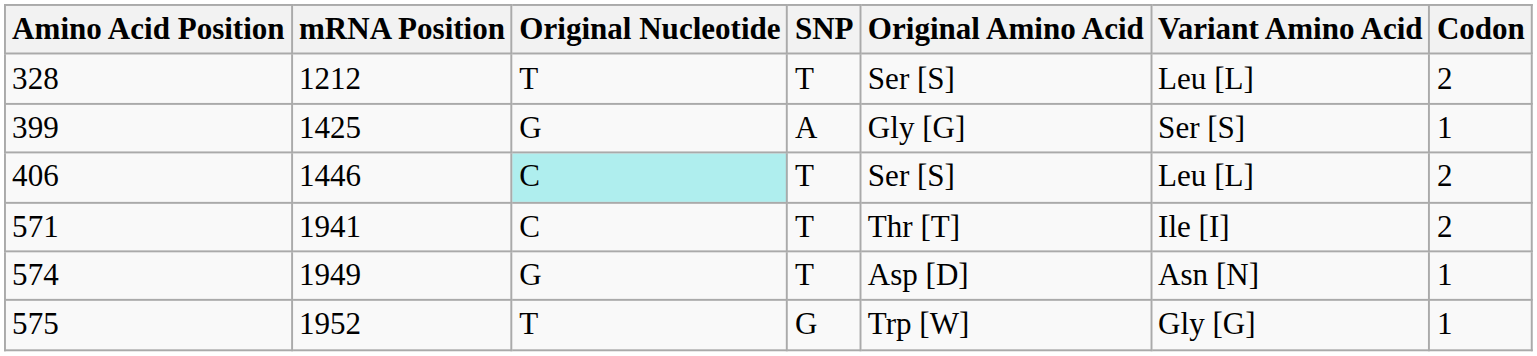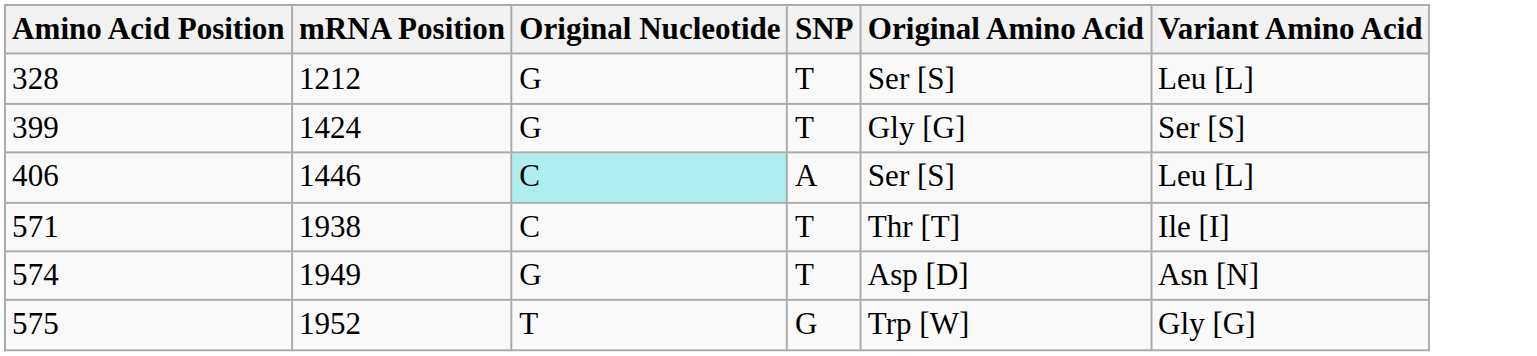- column: (1481, 29)
(529, 78) T -> (531, 78) G
(330, 127) 1425 -> (330, 127) 1424
(806, 127) A -> (804, 127) T
(804, 176) T -> (806, 176) A
(330, 226) 1941 -> (330, 226) 1938
